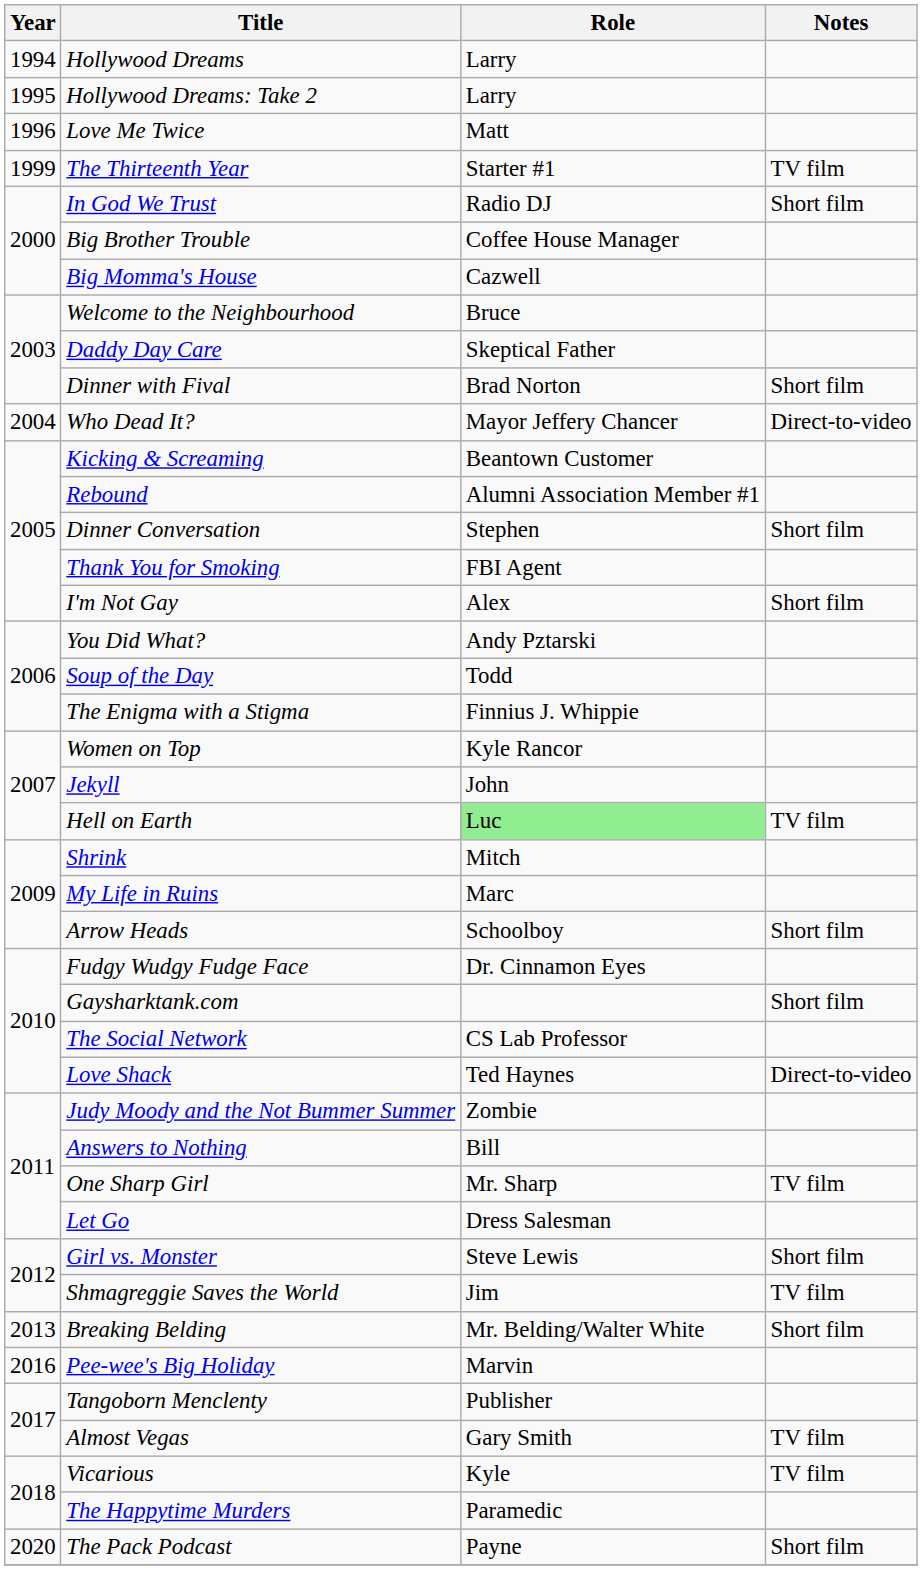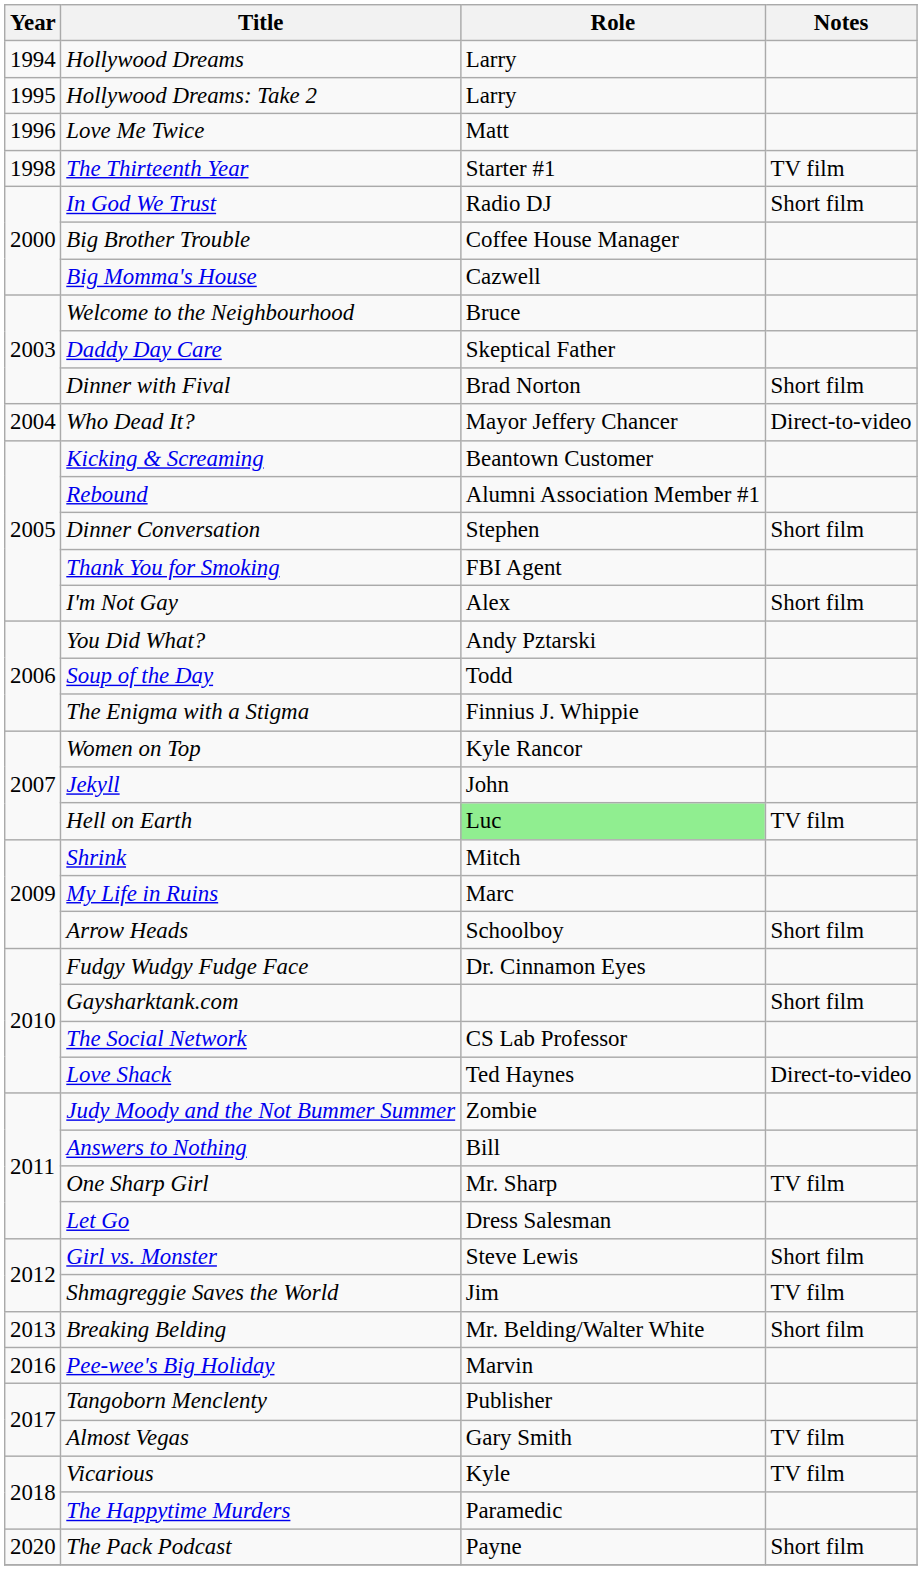(33, 167) 1999 -> (33, 167) 1998
